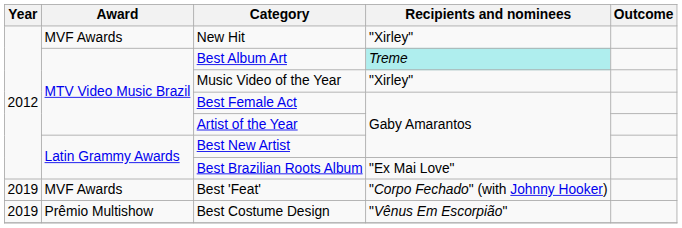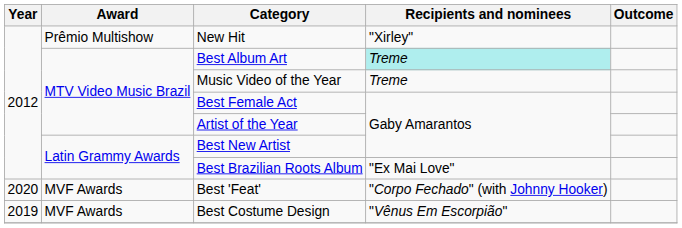(83, 37) MVF Awards -> (99, 37) Prêmio Multishow
(391, 80) "Xirley" -> (388, 80) Treme
(23, 189) 2019 -> (23, 189) 2020
(99, 211) Prêmio Multishow -> (83, 211) MVF Awards
